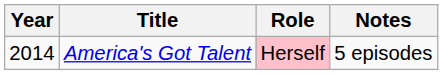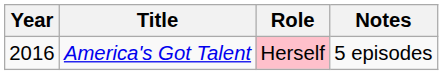(32, 52) 2014 -> (32, 52) 2016
